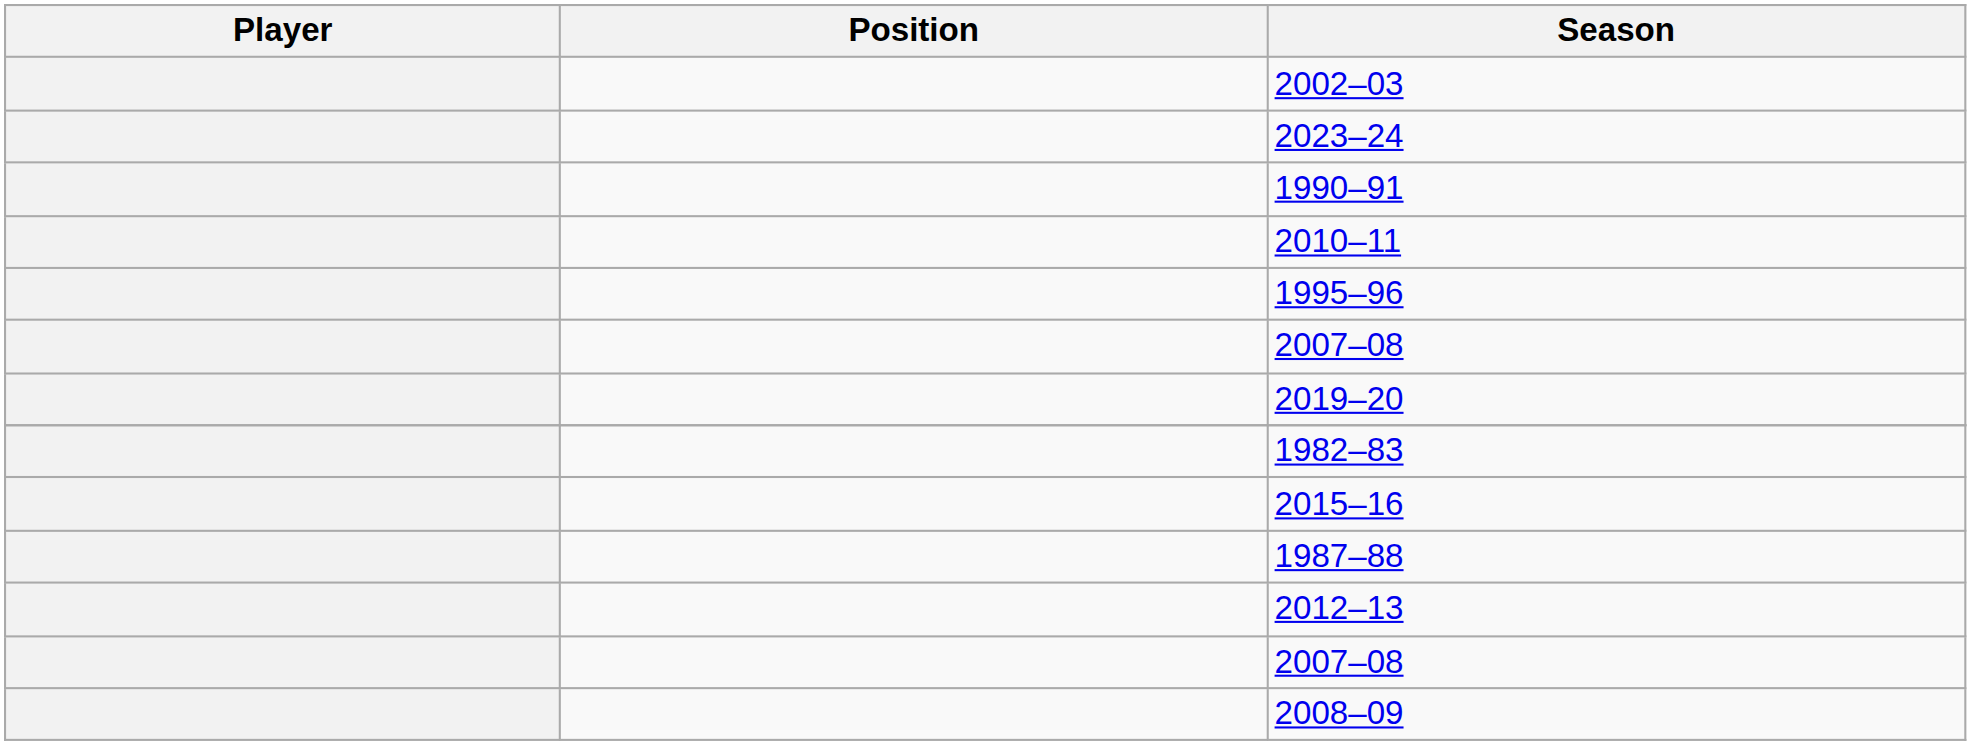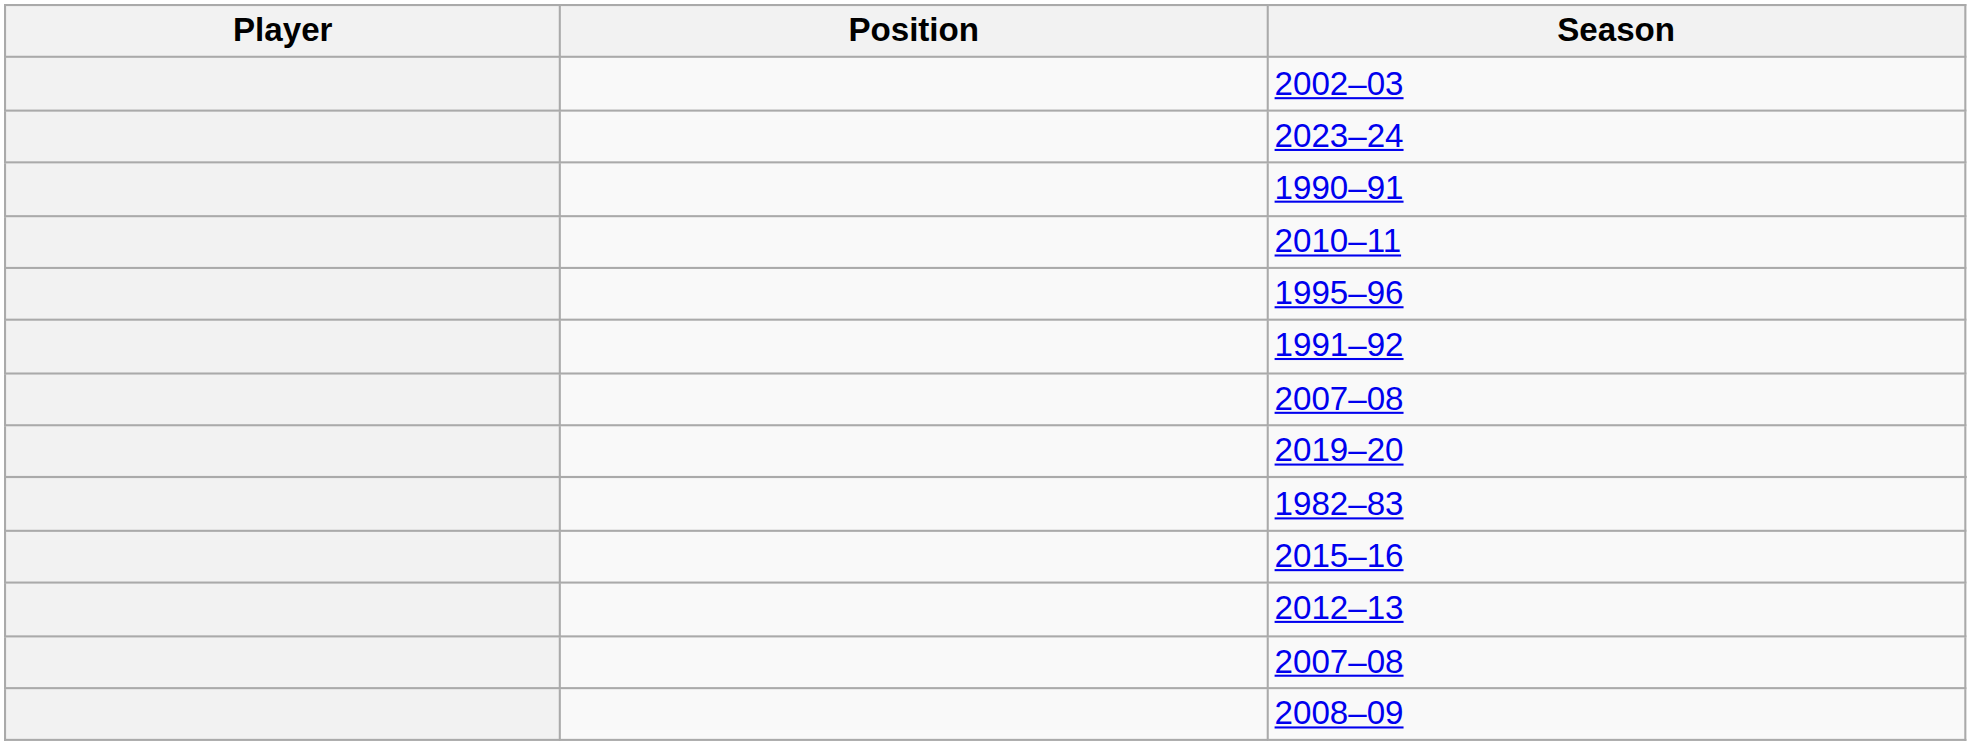+ row: (283, 346)
- row: (283, 557)
